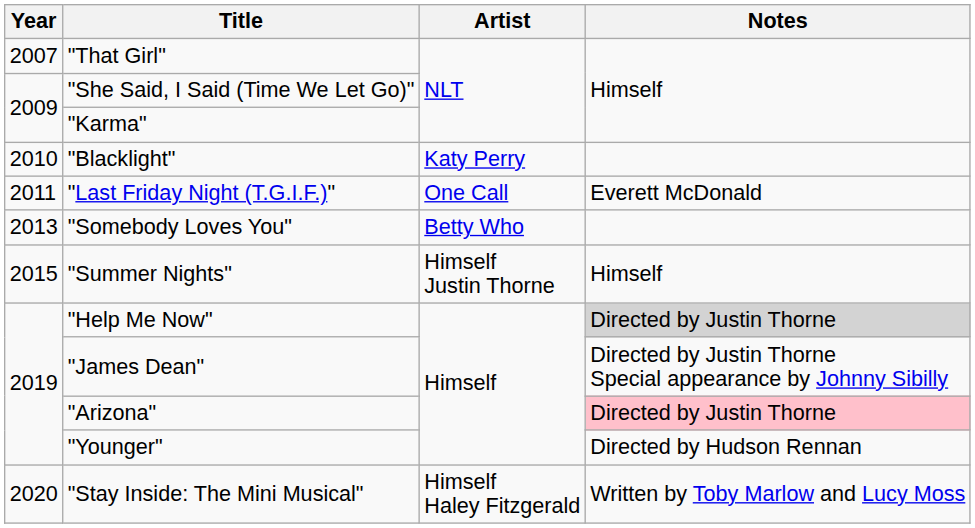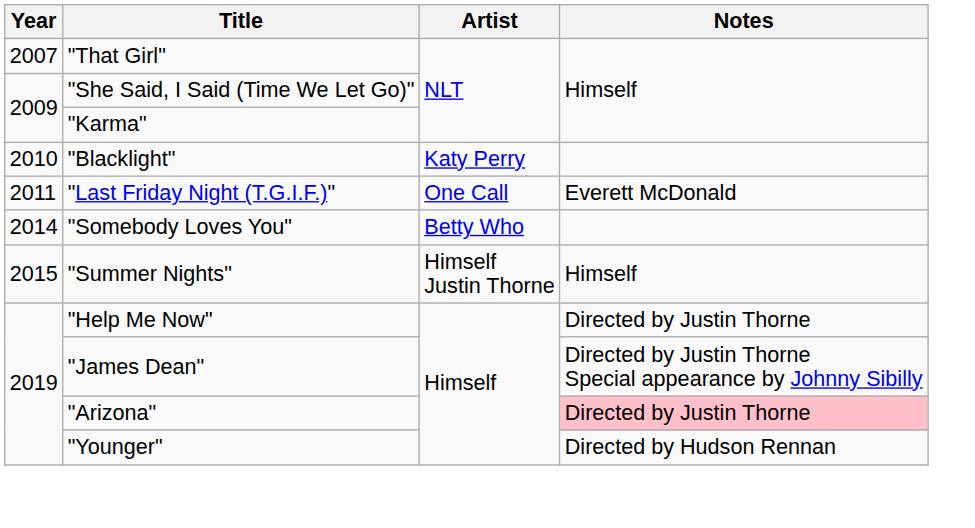(34, 227) 2013 -> (34, 227) 2014
(713, 319) lightgrey background -> (688, 319) no background
- row: (216, 493)
